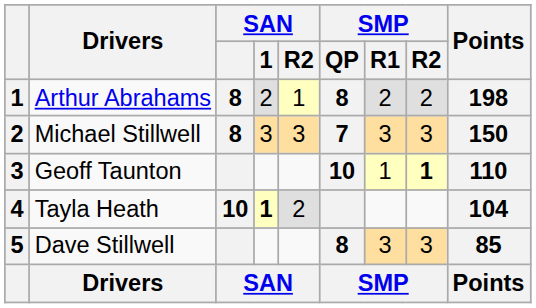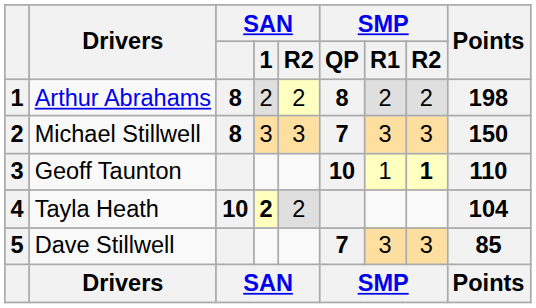(299, 97) 1 -> (299, 97) 2
(266, 208) 1 -> (266, 208) 2
(342, 246) 8 -> (342, 246) 7
